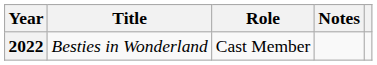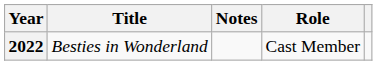columns swapped: (263, 18) <-> (339, 18)
